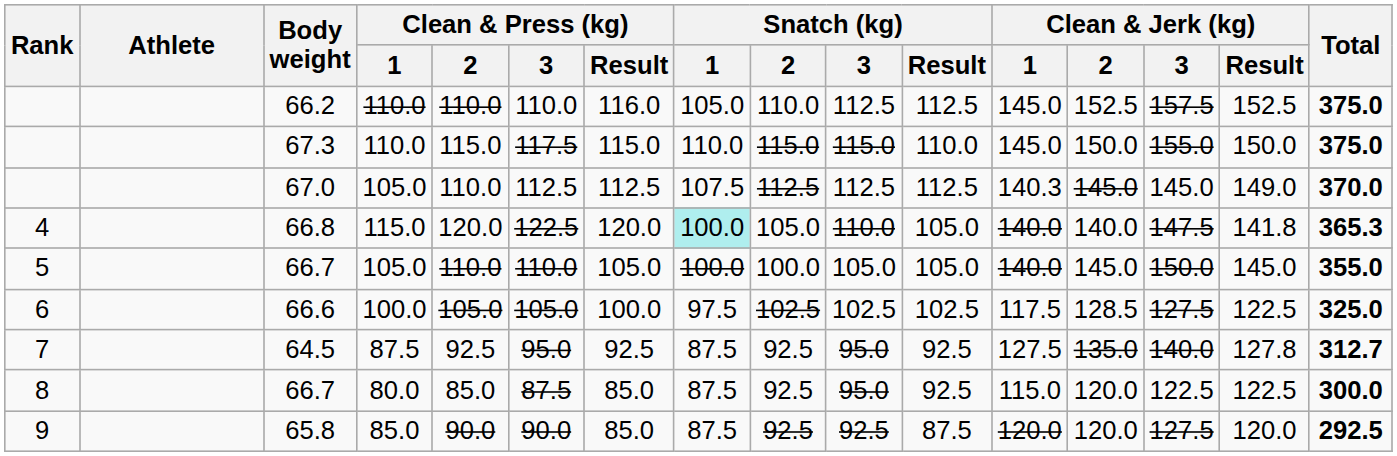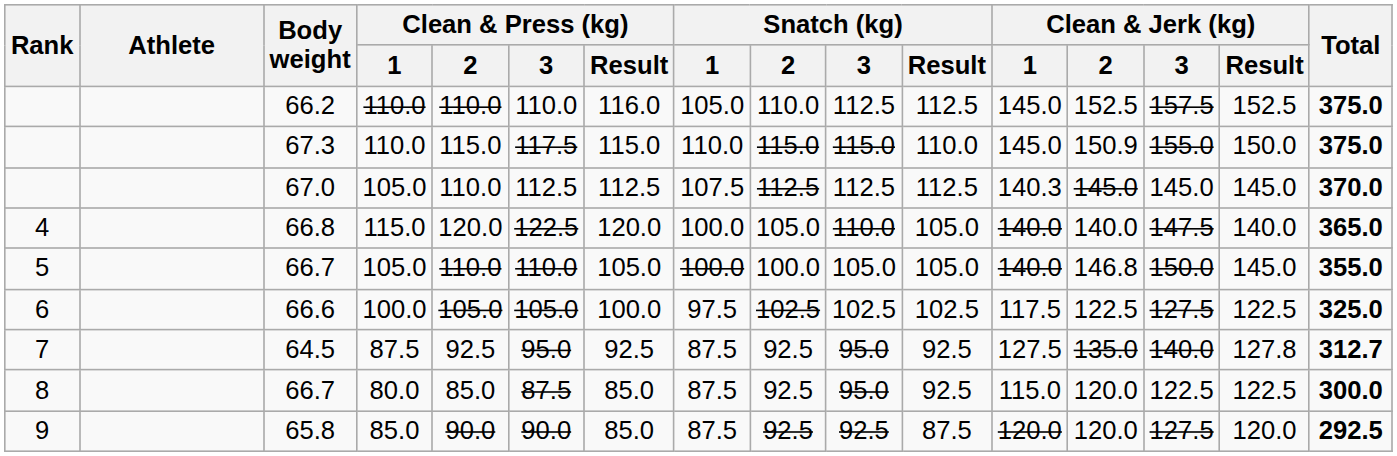(1106, 146) 150.0 -> (1106, 146) 150.9
(1265, 187) 149.0 -> (1265, 187) 145.0
(712, 227) paleturquoise background -> (712, 227) no background
(1265, 227) 141.8 -> (1265, 227) 140.0
(1351, 227) 365.3 -> (1351, 227) 365.0
(1106, 268) 145.0 -> (1106, 268) 146.8
(1106, 308) 128.5 -> (1106, 308) 122.5
